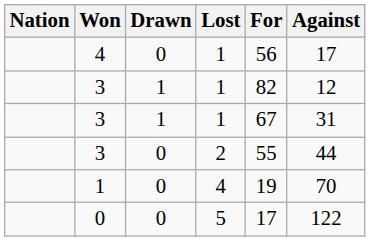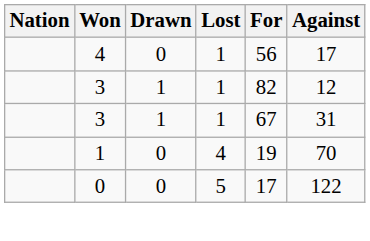- row: (100, 152)
